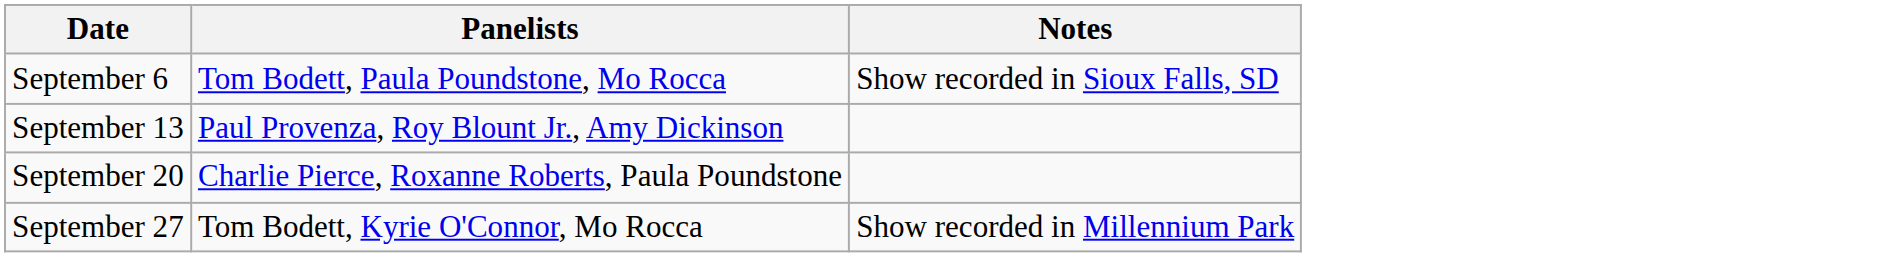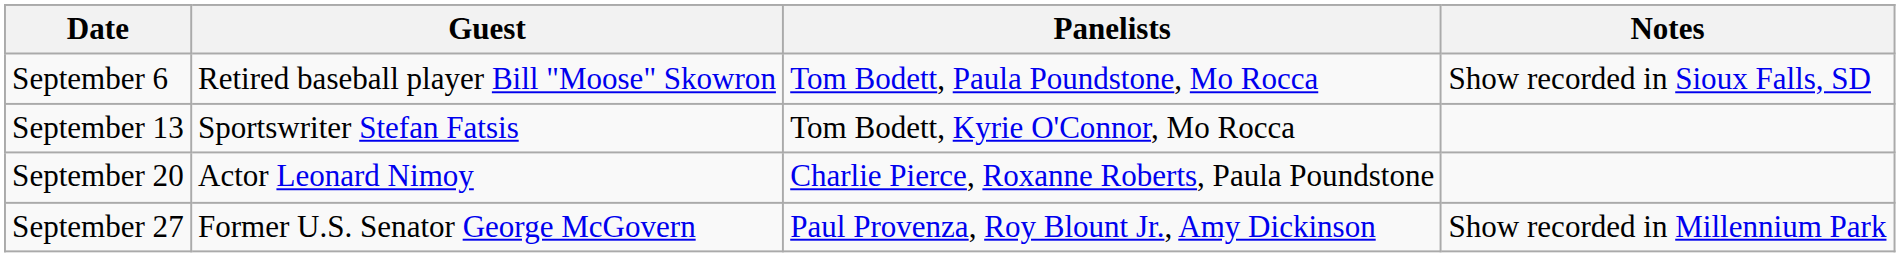+ column: (487, 29)
(491, 127) Paul Provenza, Roy Blount Jr., Amy Dickinson -> (1043, 127) Tom Bodett, Kyrie O'Connor, Mo Rocca
(450, 226) Tom Bodett, Kyrie O'Connor, Mo Rocca -> (1083, 226) Paul Provenza, Roy Blount Jr., Amy Dickinson
